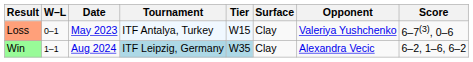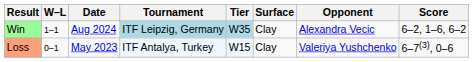rows swapped: (18, 31) <-> (16, 49)
